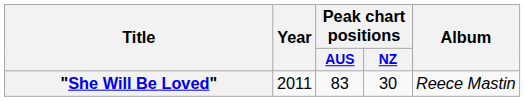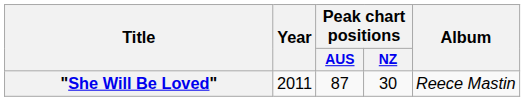(340, 83) 83 -> (340, 83) 87
